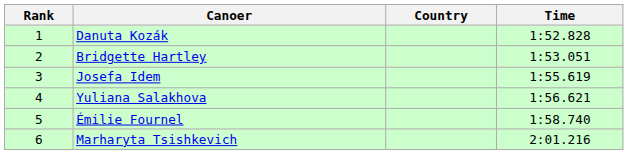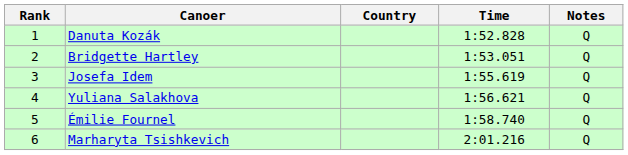+ column: (586, 15)
